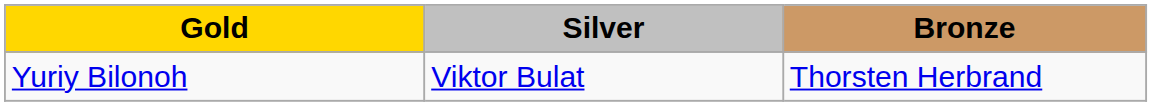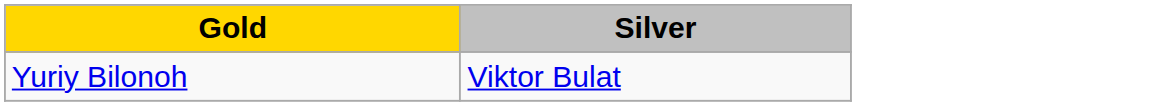- column: (964, 28)
